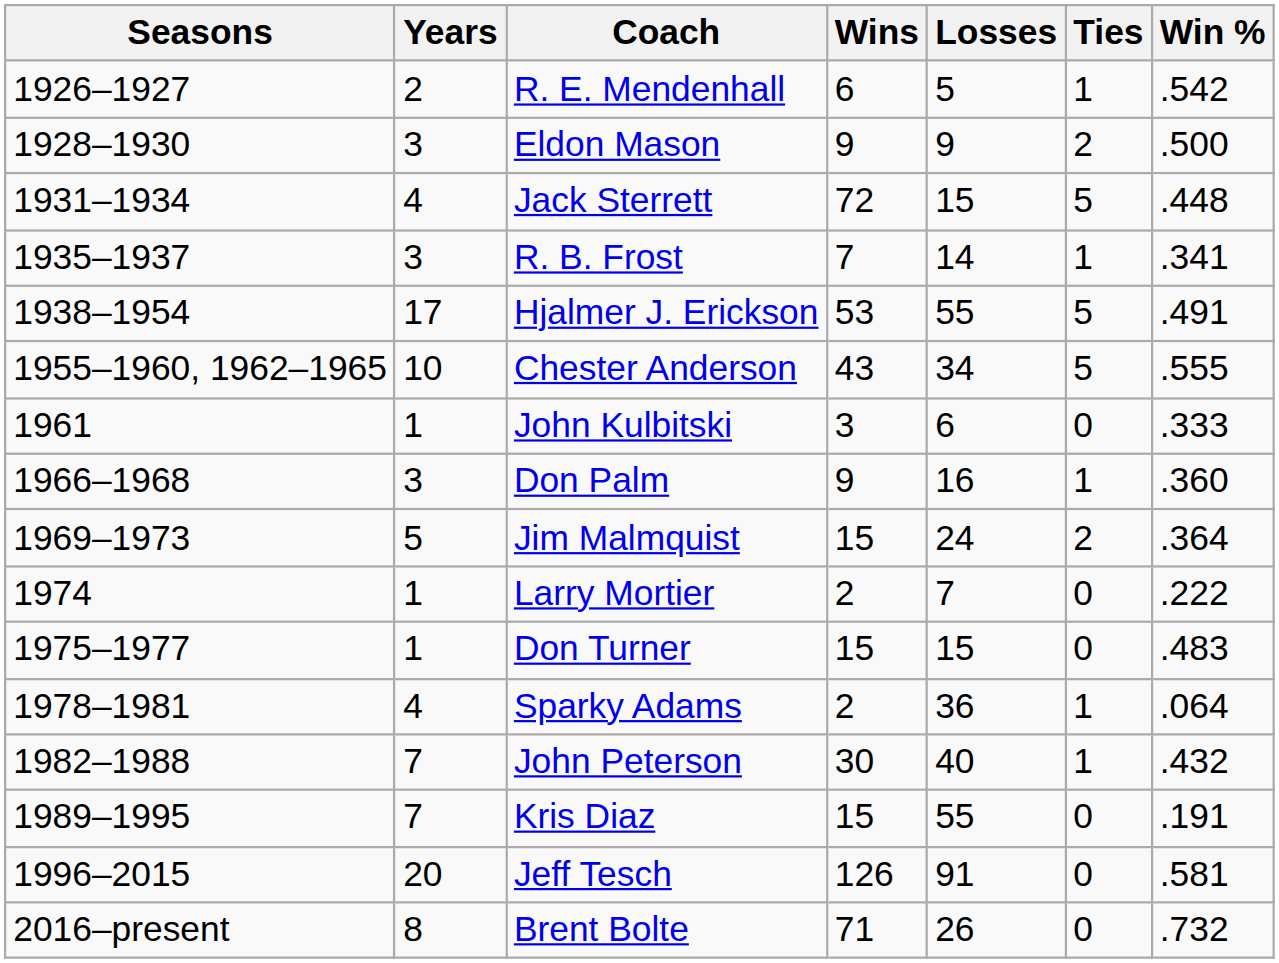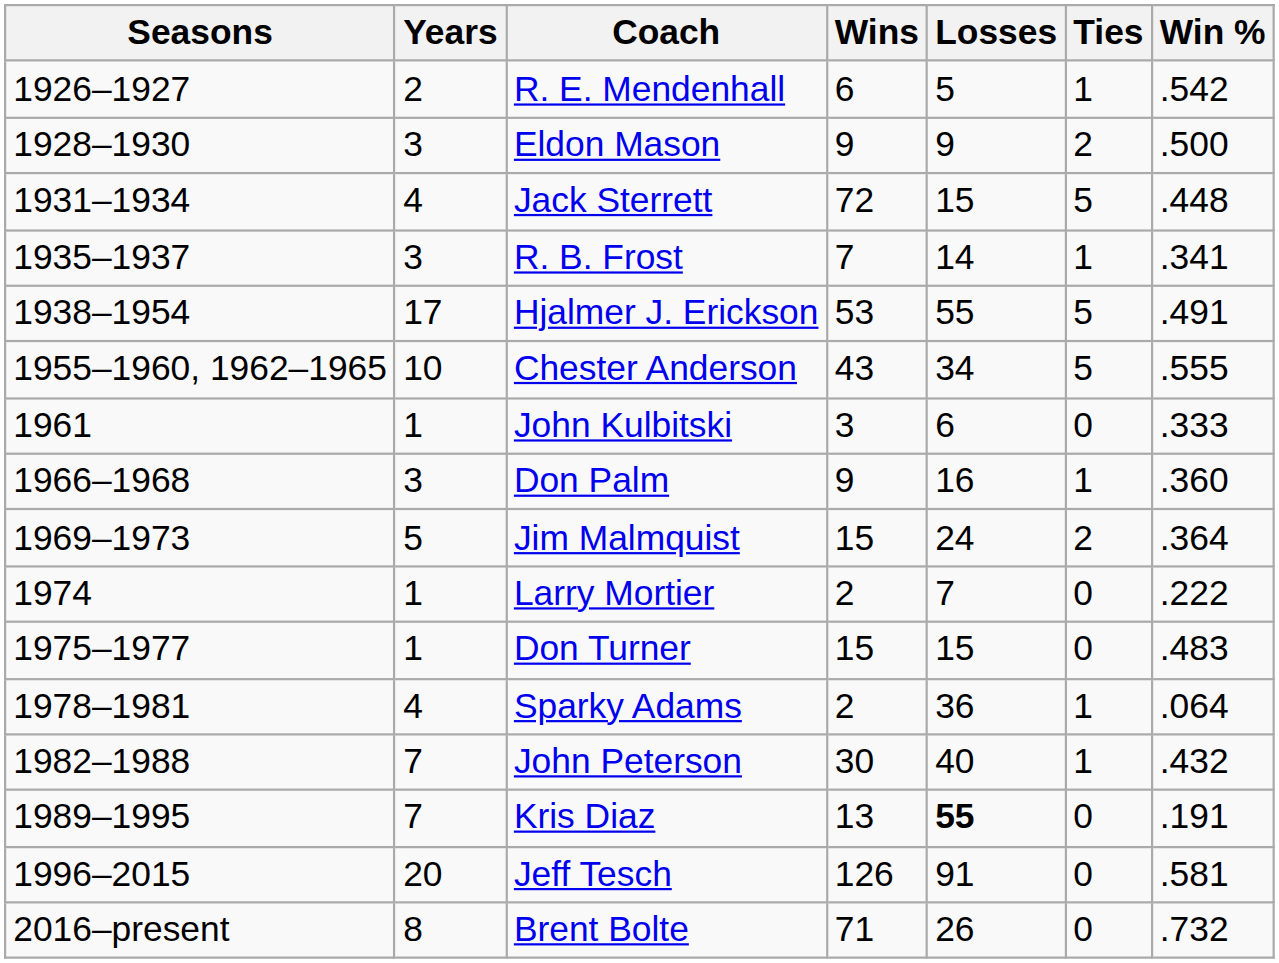(854, 817) 15 -> (854, 817) 13
(955, 817) normal -> (955, 817) bold
